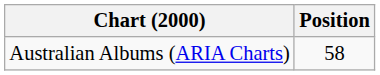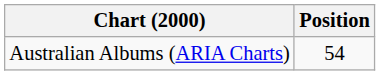(335, 53) 58 -> (335, 53) 54
